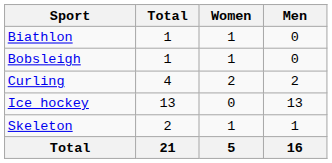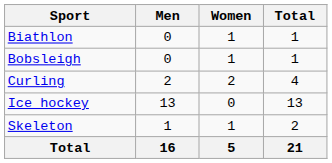columns swapped: (295, 16) <-> (168, 16)
